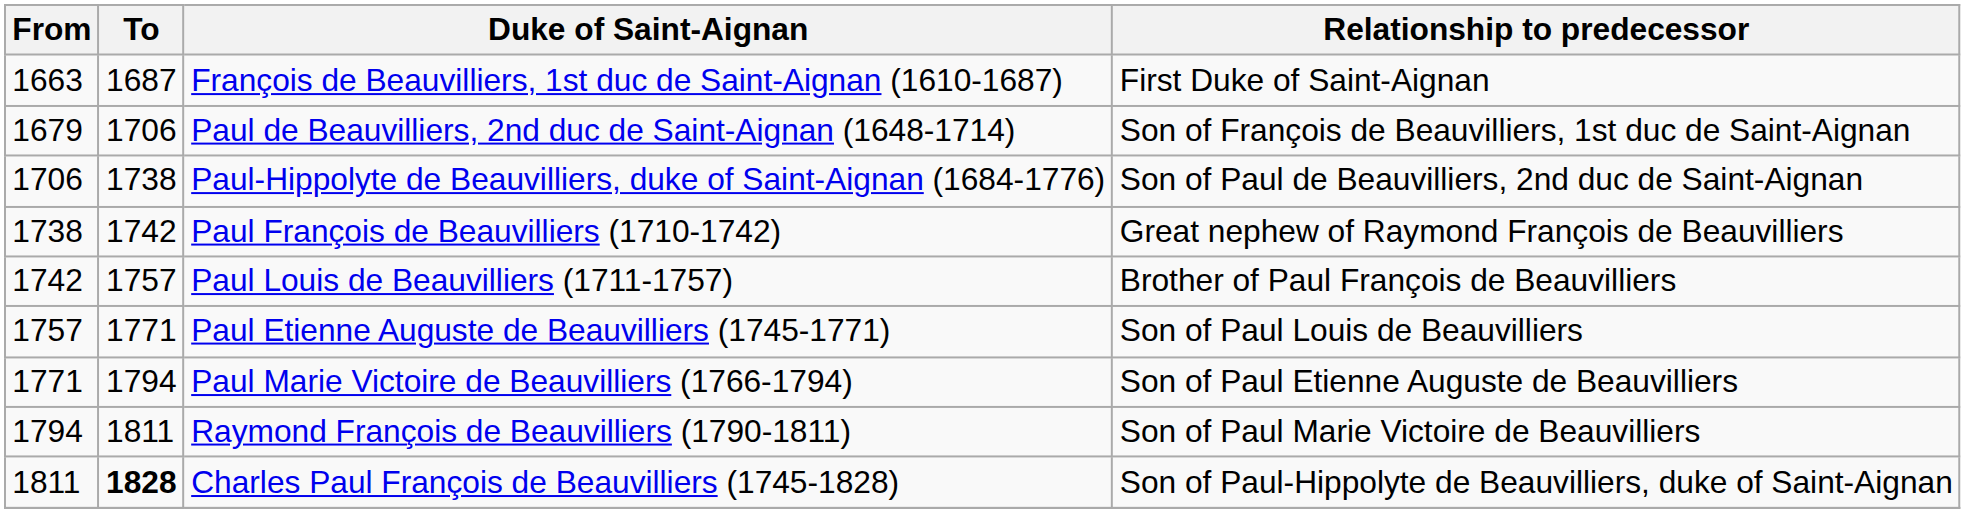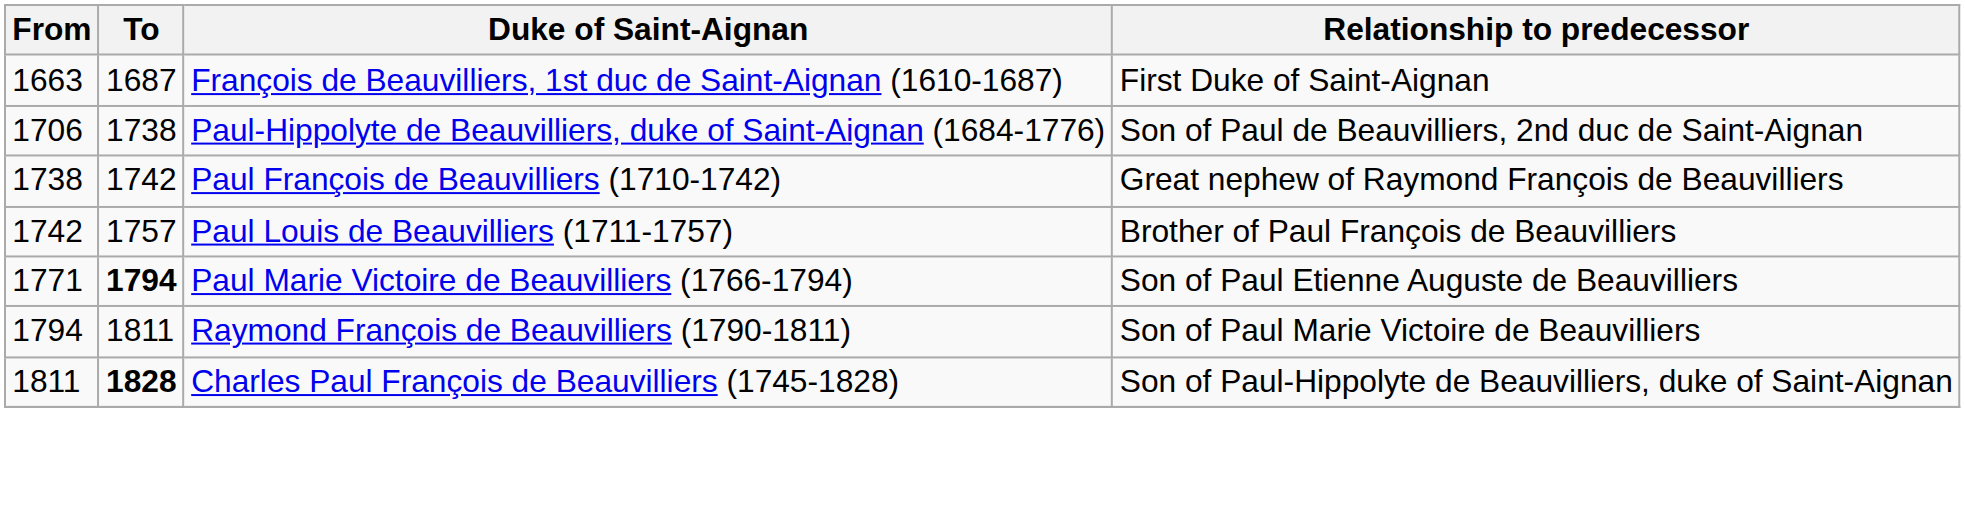- row: (603, 130)
- row: (541, 331)
(141, 381) normal -> (141, 280) bold
